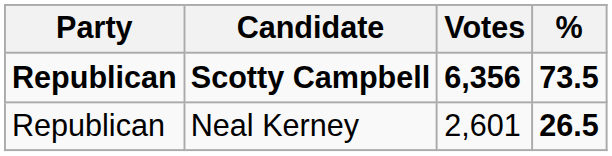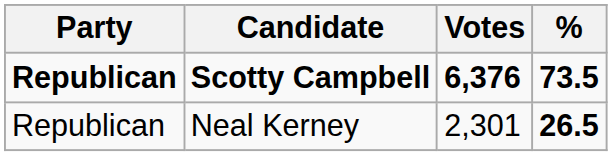(483, 77) 6,356 -> (483, 77) 6,376
(483, 125) 2,601 -> (483, 125) 2,301
